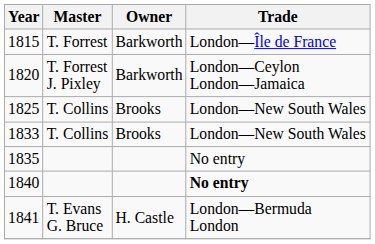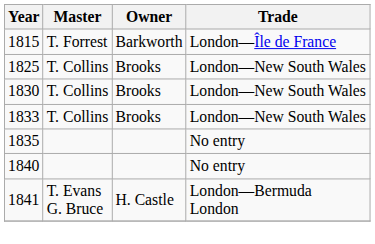- row: (24, 75)
+ row: (24, 91)
(219, 183) bold -> (217, 166) normal
